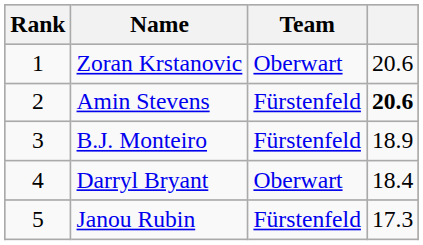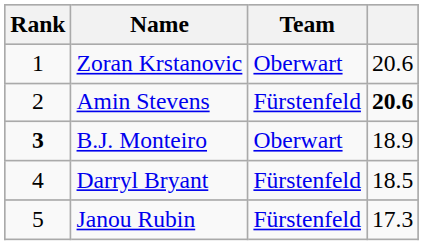(38, 141) normal -> (38, 141) bold
(307, 141) Fürstenfeld -> (298, 141) Oberwart
(298, 180) Oberwart -> (307, 180) Fürstenfeld
(393, 180) 18.4 -> (393, 180) 18.5
